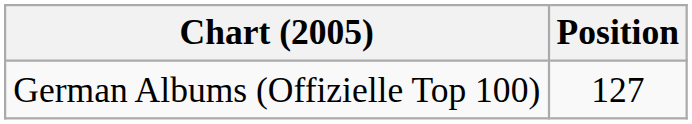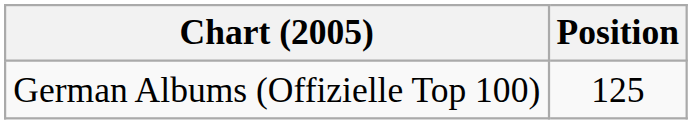(618, 88) 127 -> (618, 88) 125
